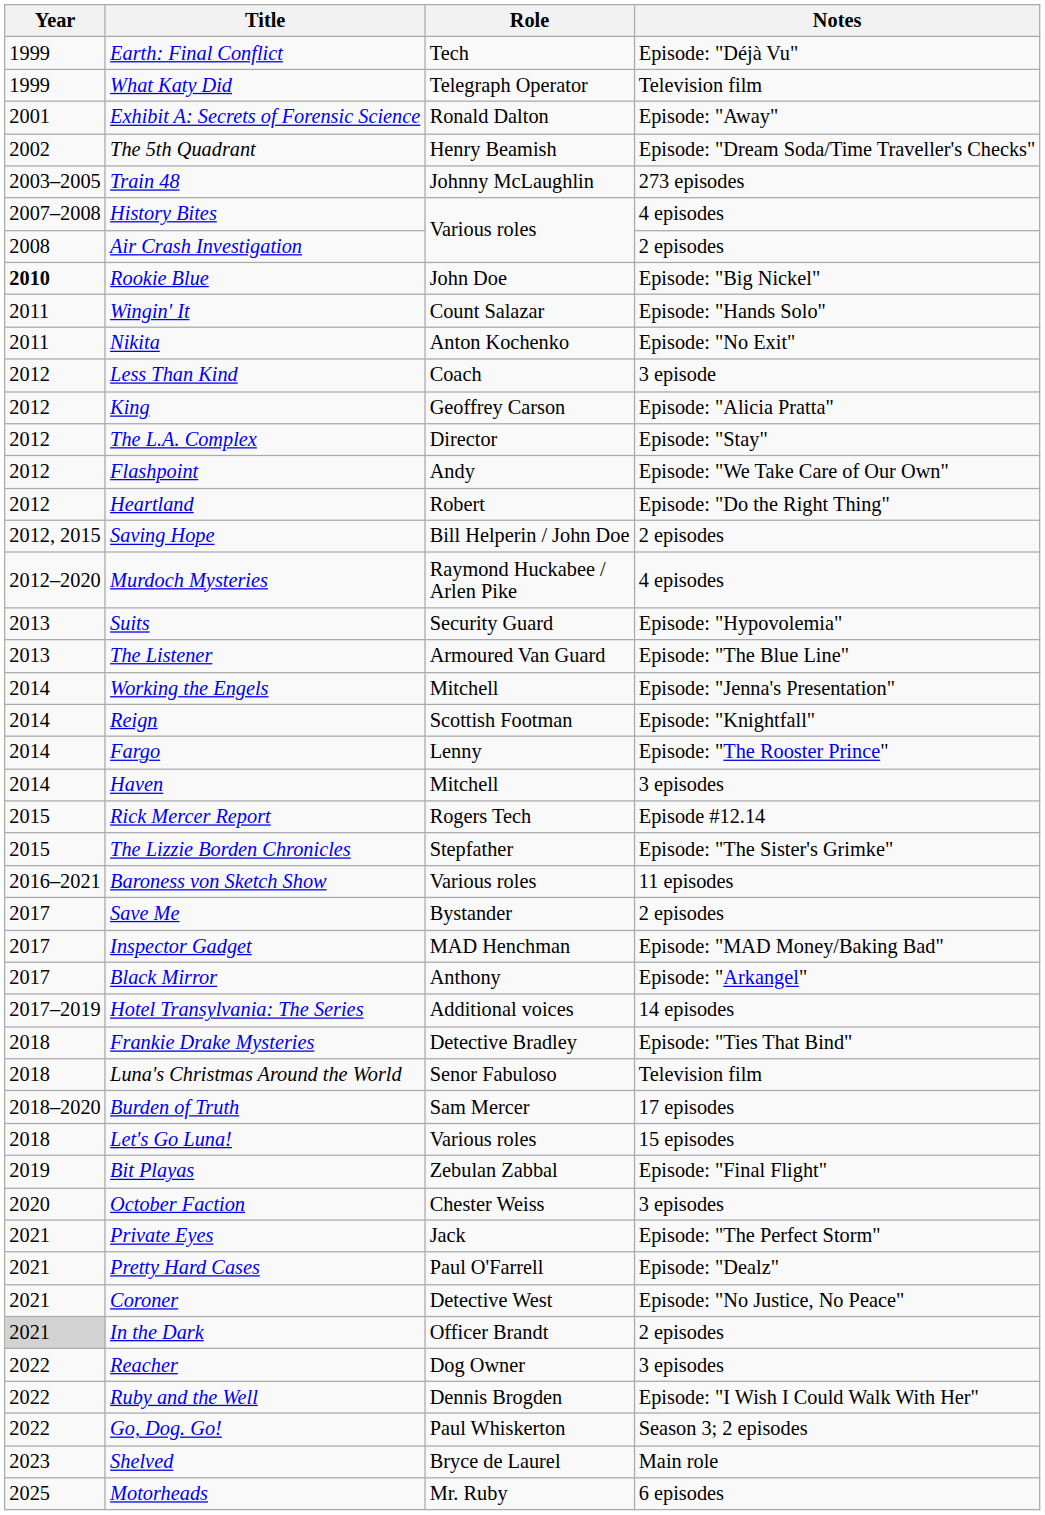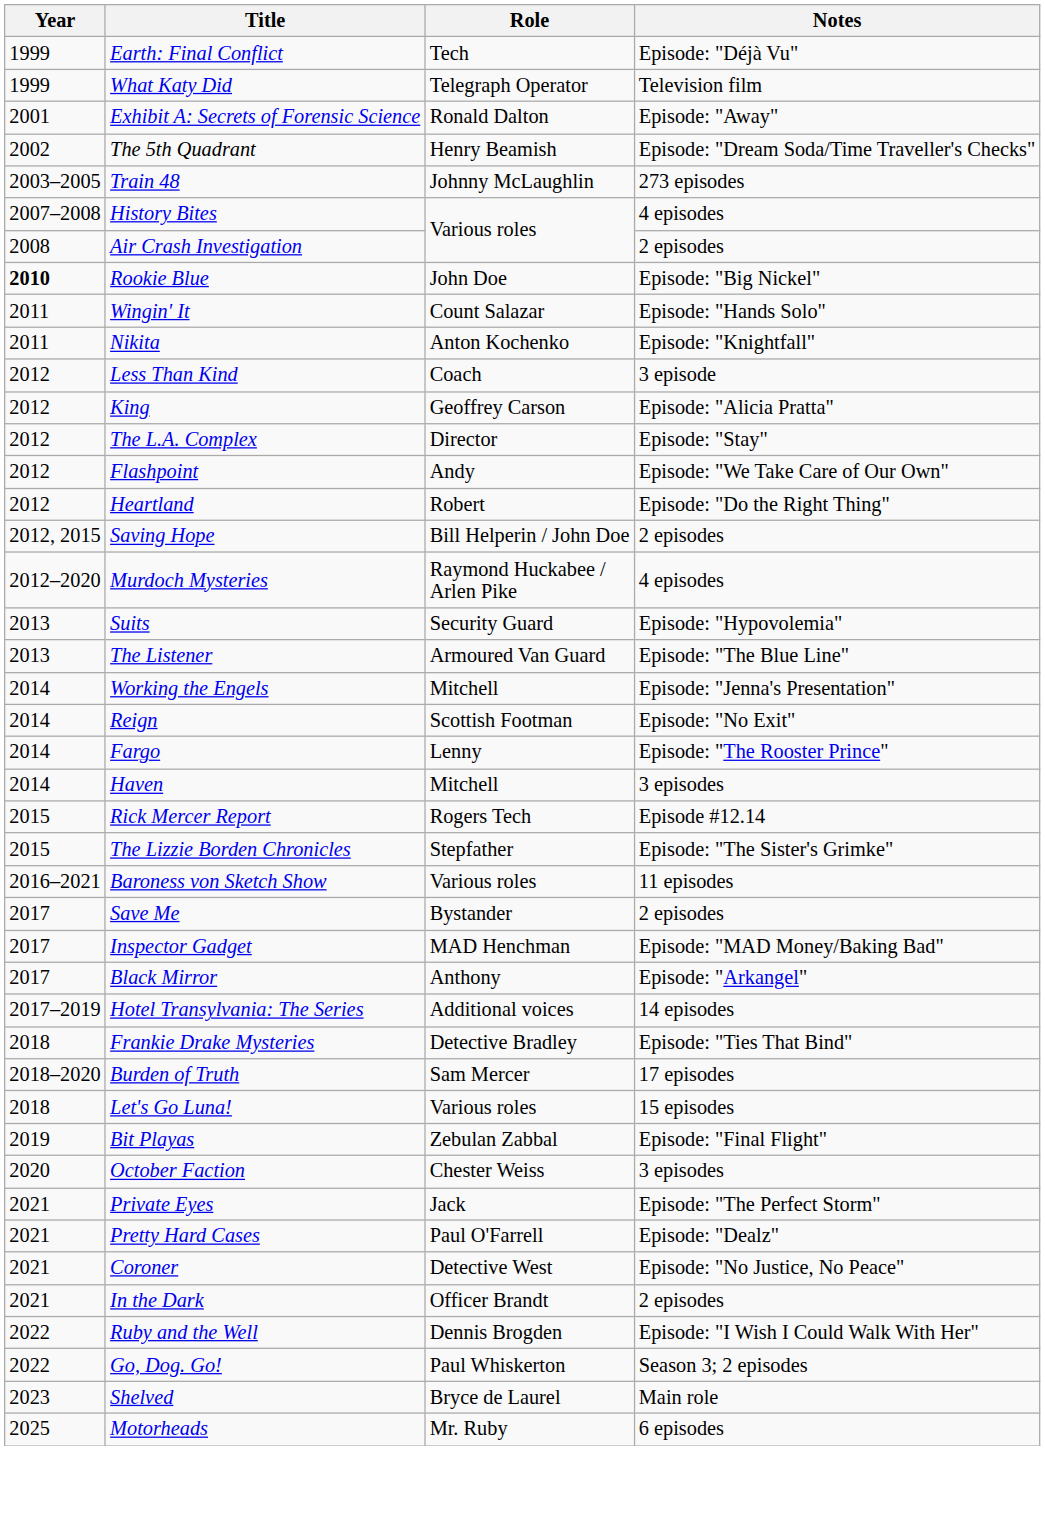(717, 342) Episode: "No Exit" -> (727, 342) Episode: "Knightfall"
(727, 720) Episode: "Knightfall" -> (717, 720) Episode: "No Exit"
- row: (256, 1074)
(30, 1332) lightgrey background -> (30, 1300) no background
- row: (144, 1364)
